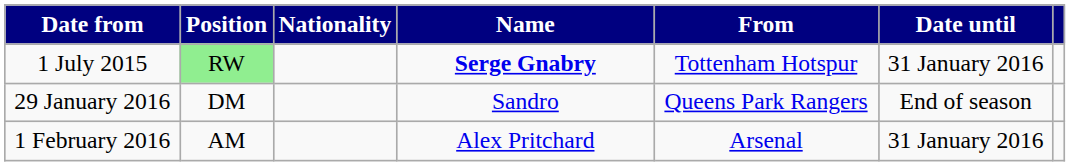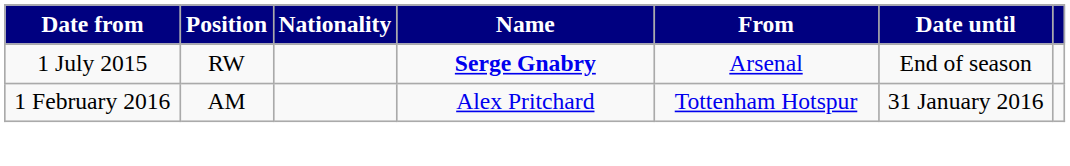(226, 63) lightgreen background -> (226, 63) no background
(766, 63) Tottenham Hotspur -> (766, 63) Arsenal
(966, 63) 31 January 2016 -> (966, 63) End of season
- row: (92, 102)
(766, 141) Arsenal -> (766, 102) Tottenham Hotspur
